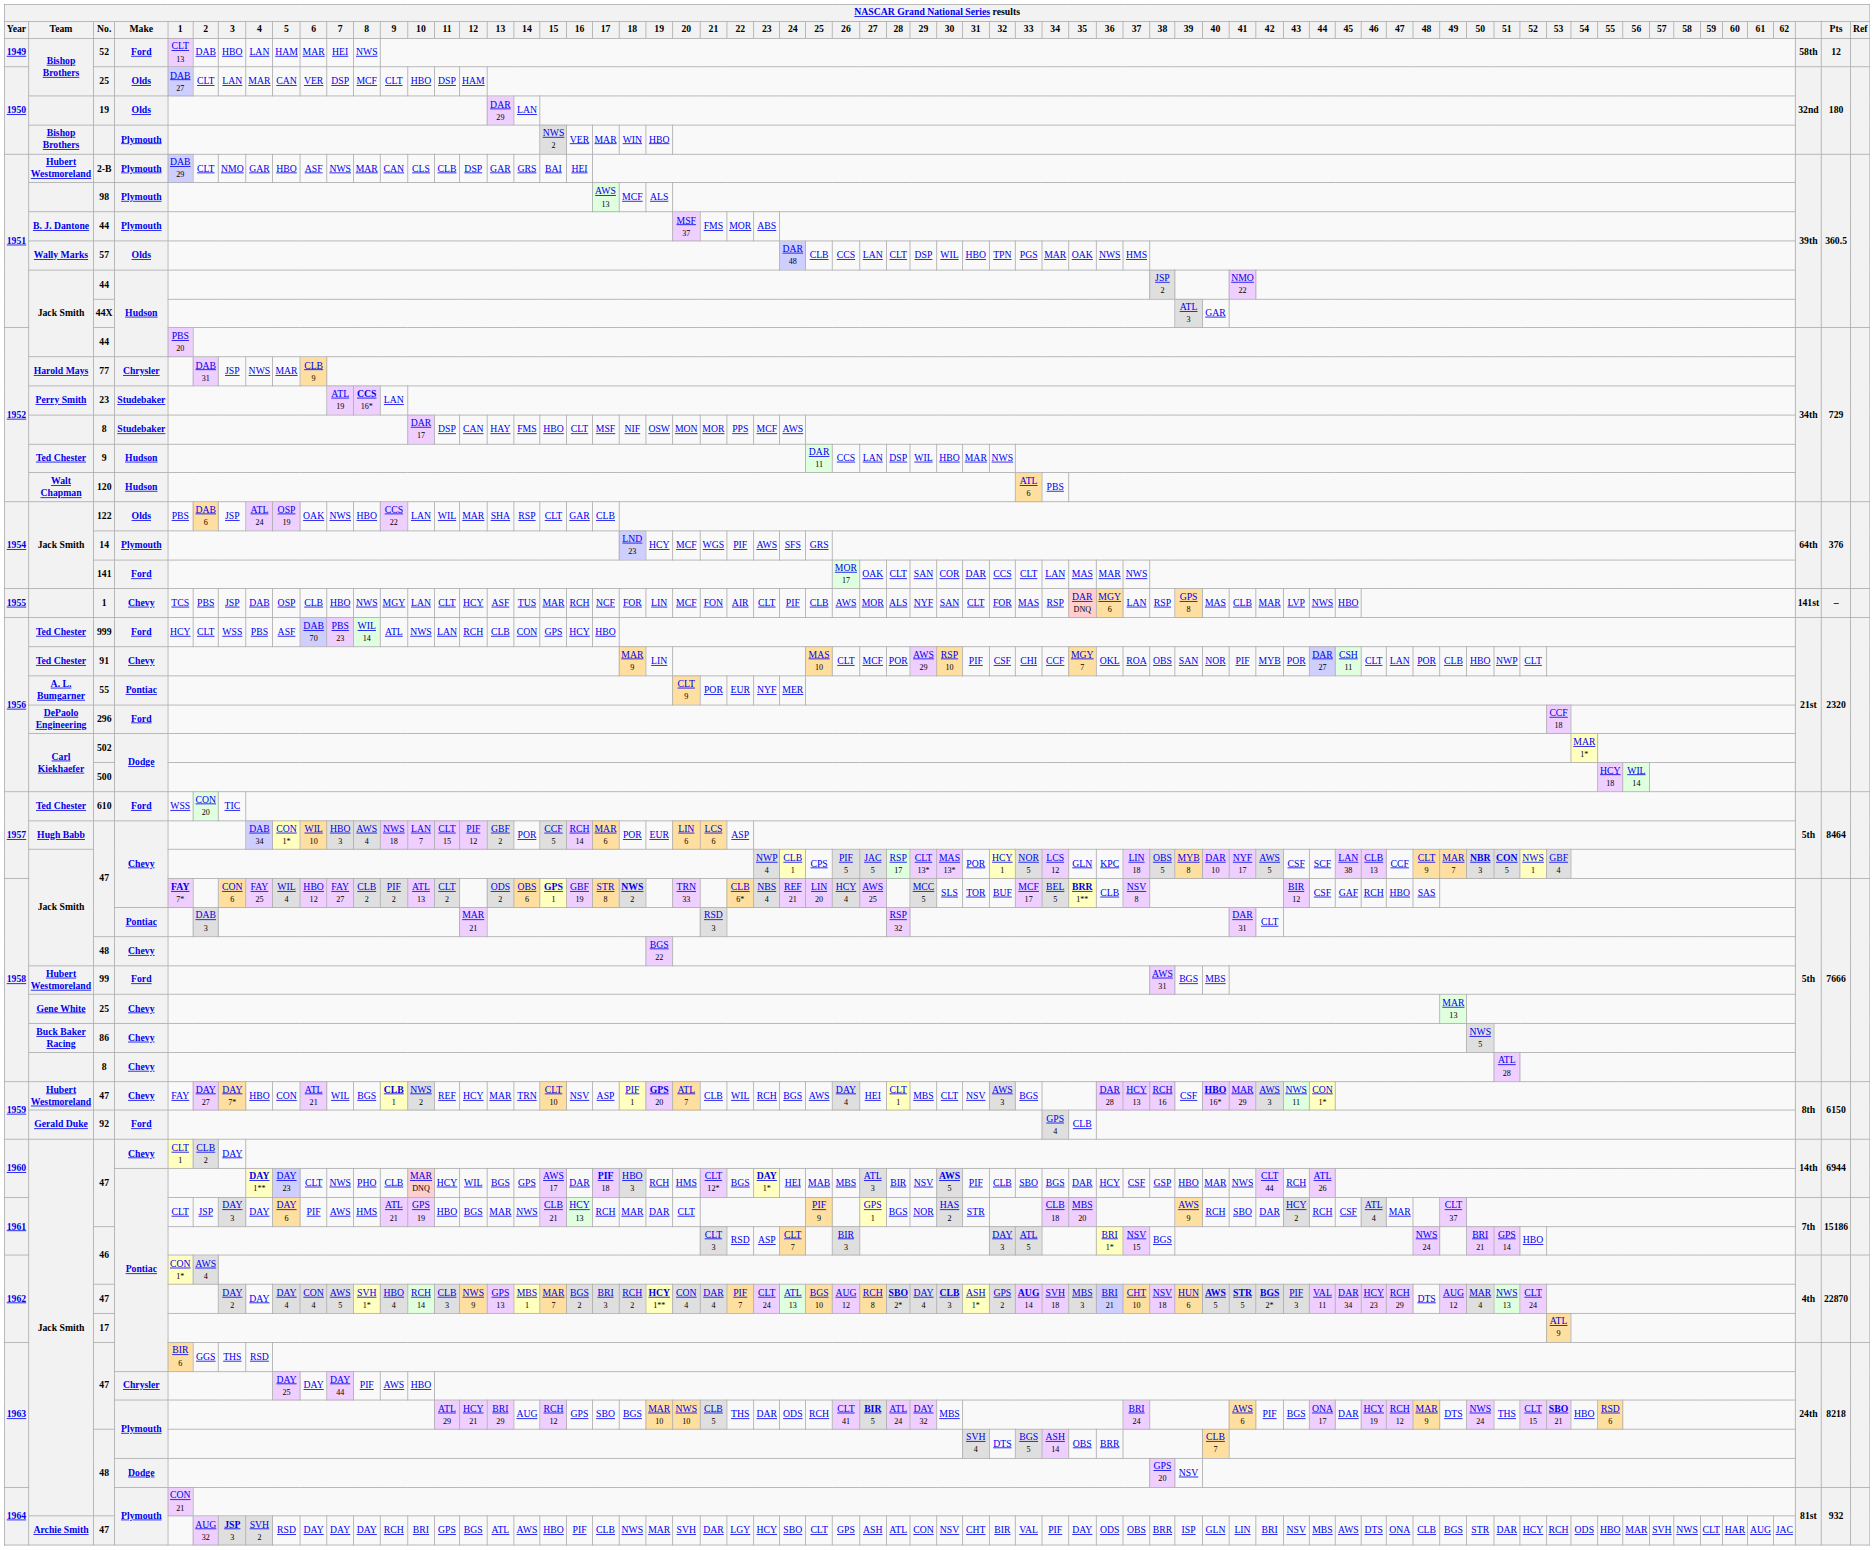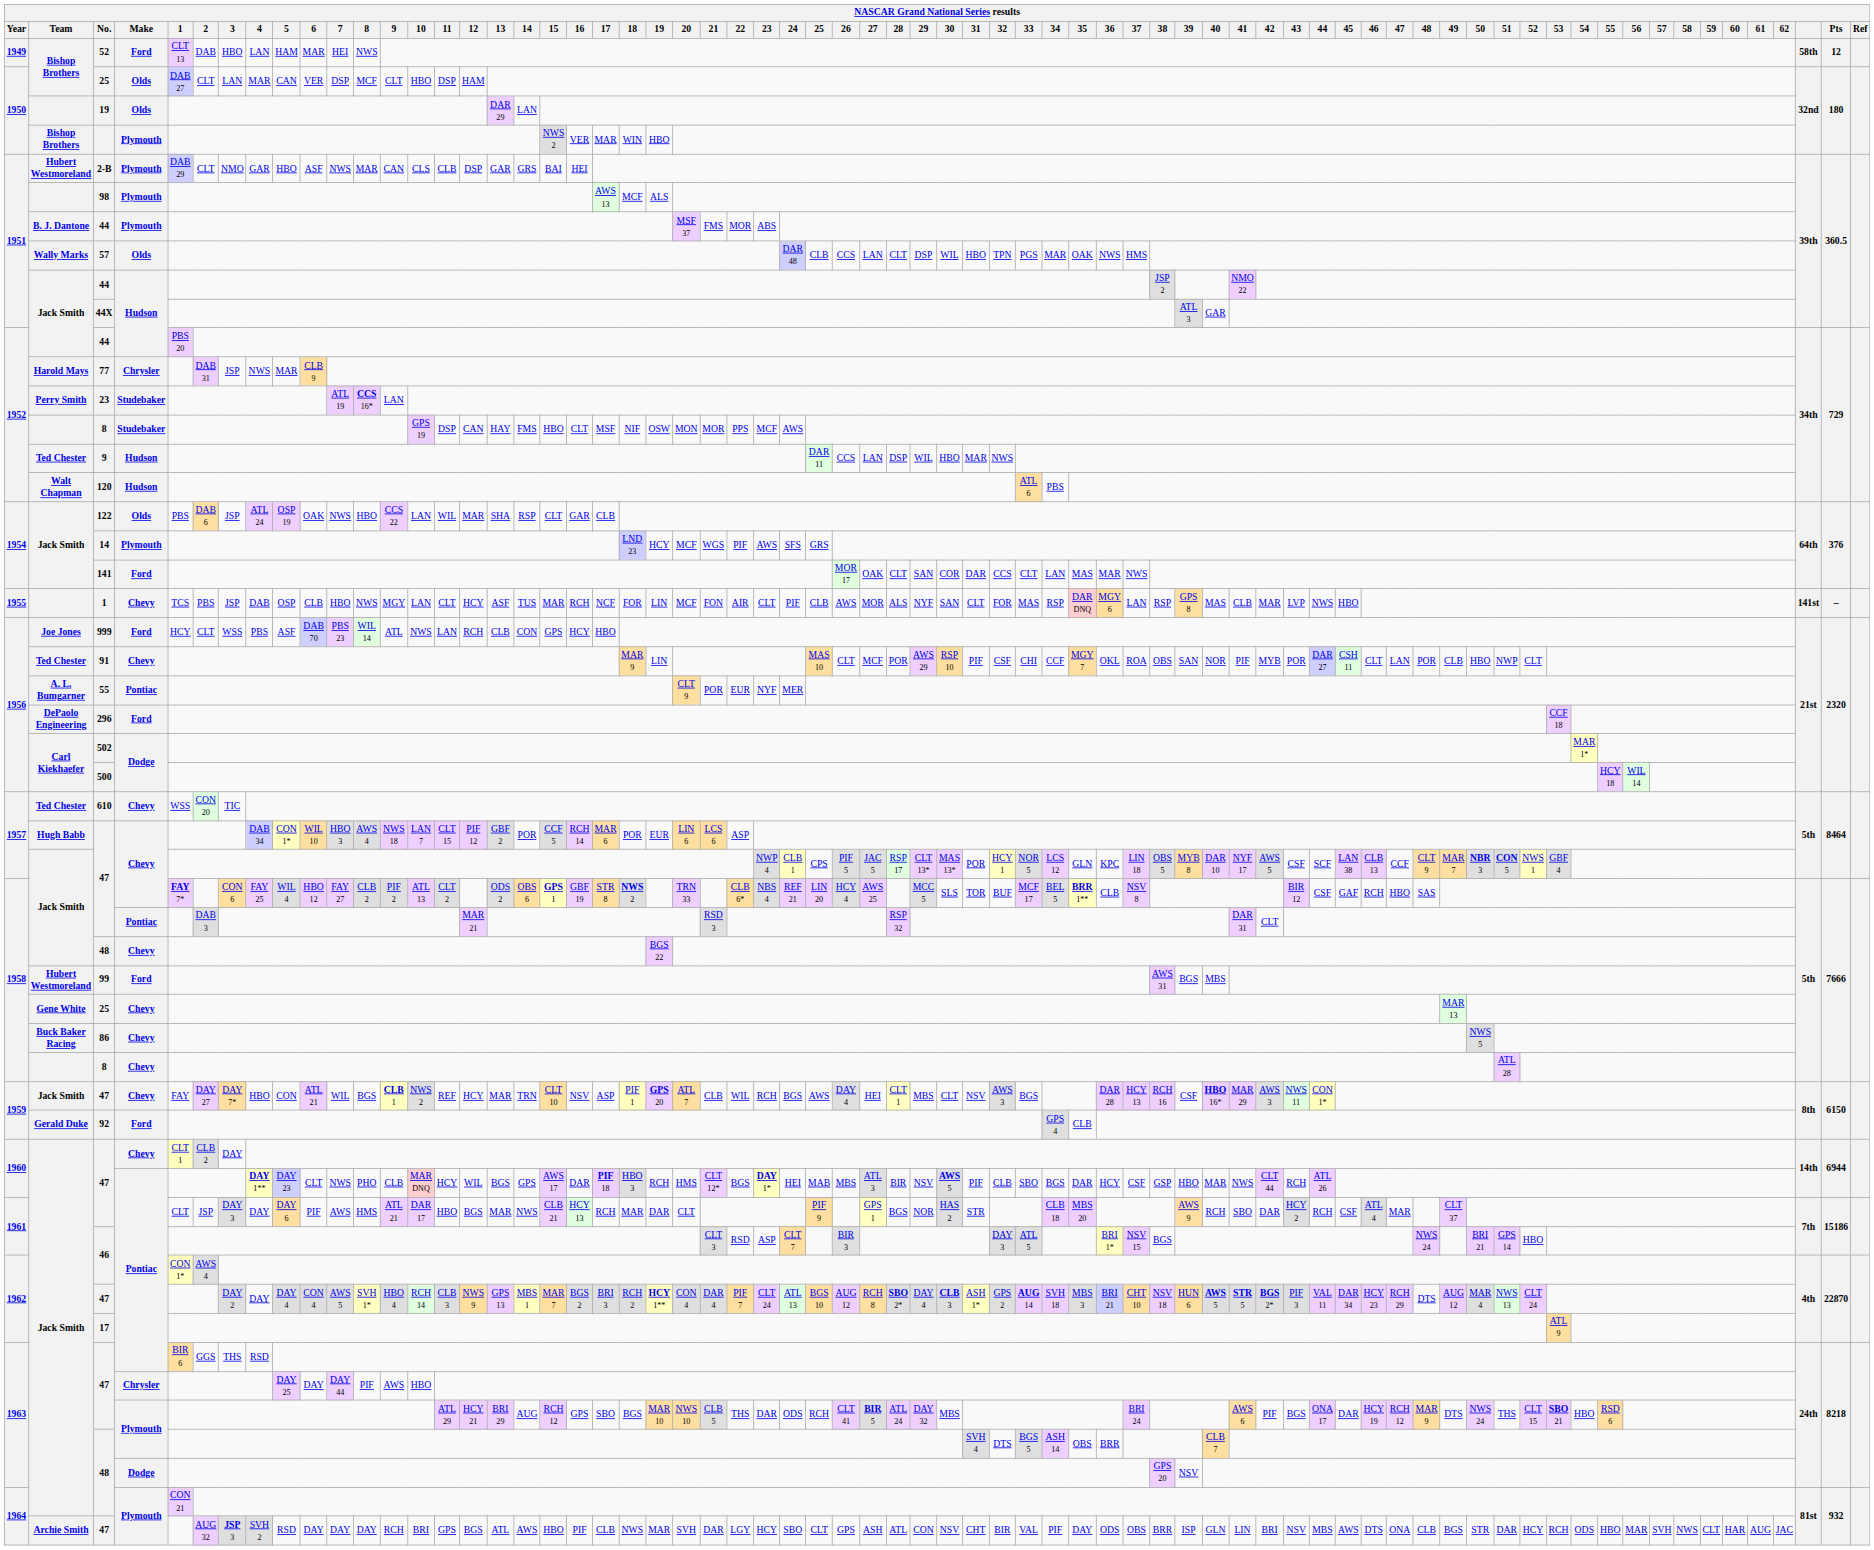(421, 429) DAR 17 -> (421, 429) GPS 19
(61, 632) Ted Chester -> (61, 632) Joe Jones
(141, 806) Ford -> (141, 806) Chevy
(61, 1096) Hubert Westmoreland -> (61, 1096) Jack Smith
(421, 1211) GPS 19 -> (421, 1211) DAR 17
